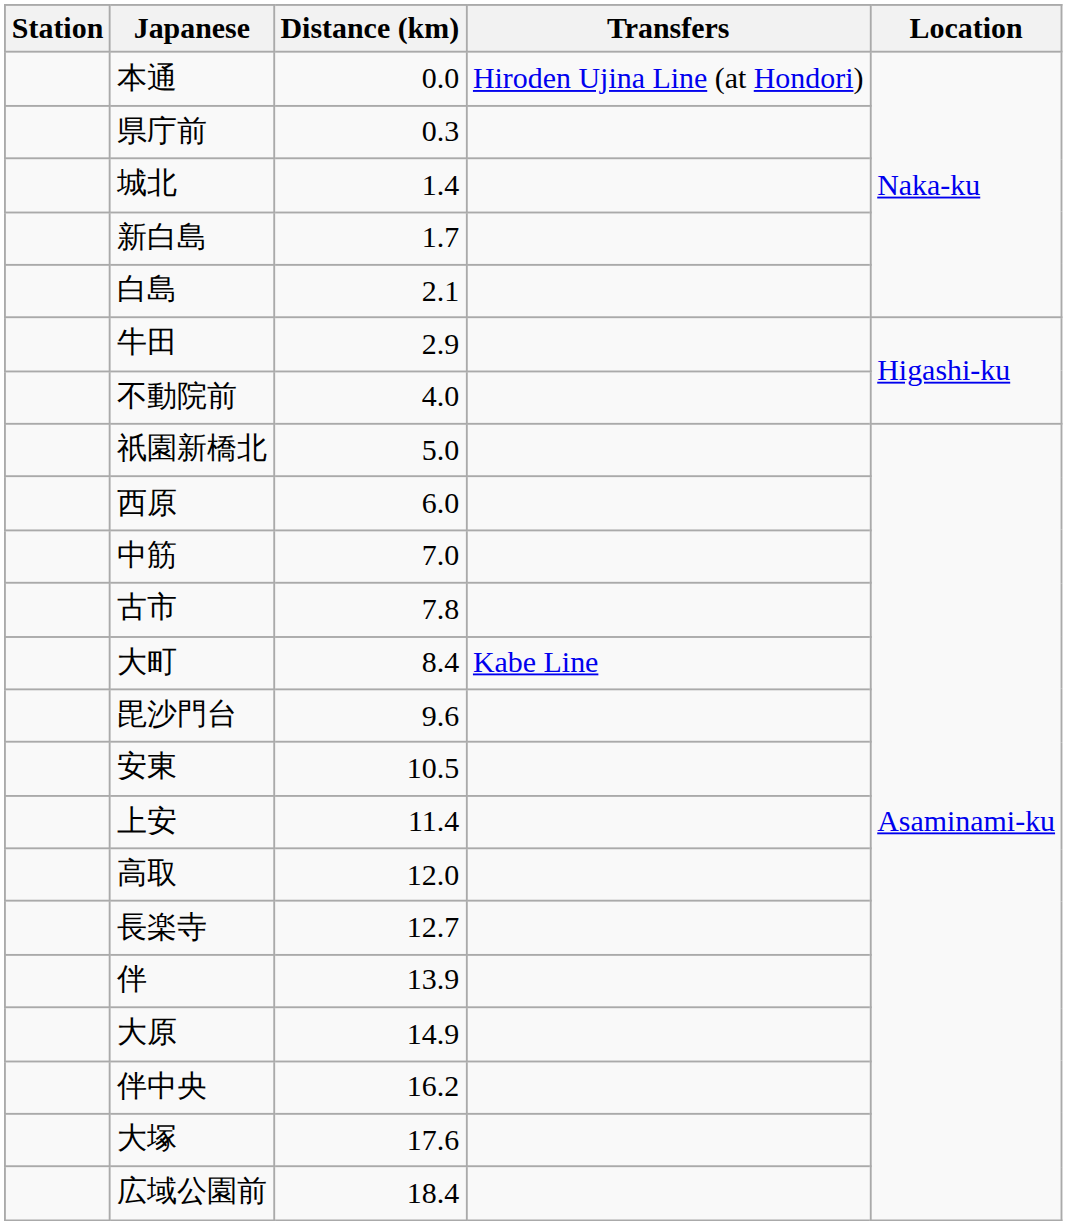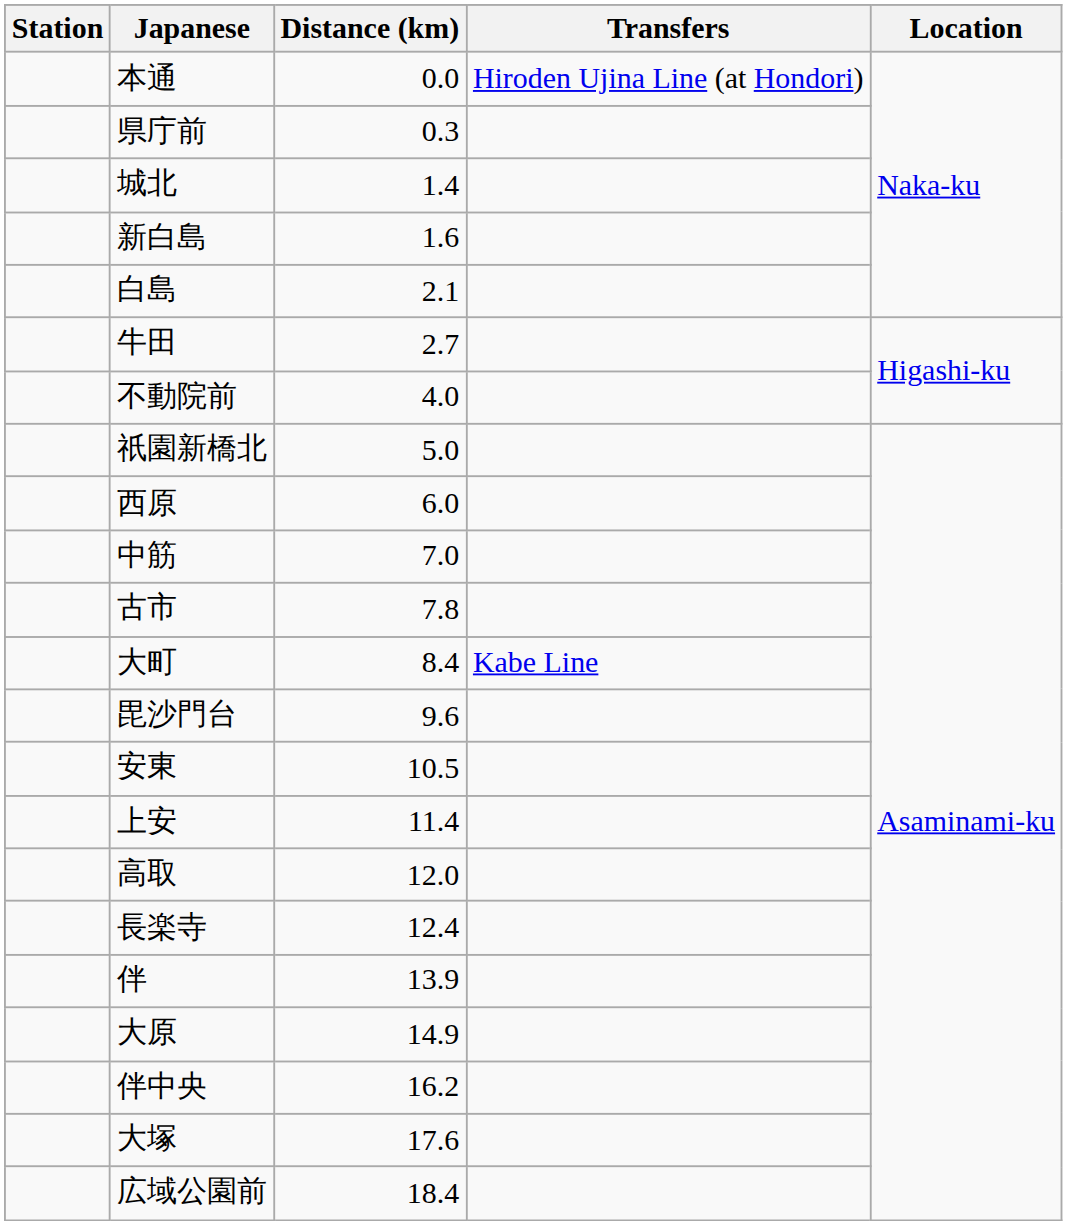(440, 237) 1.7 -> (440, 237) 1.6
(440, 343) 2.9 -> (440, 343) 2.7
(433, 927) 12.7 -> (433, 927) 12.4
